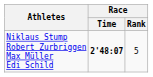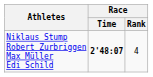(136, 51) 5 -> (136, 51) 4
